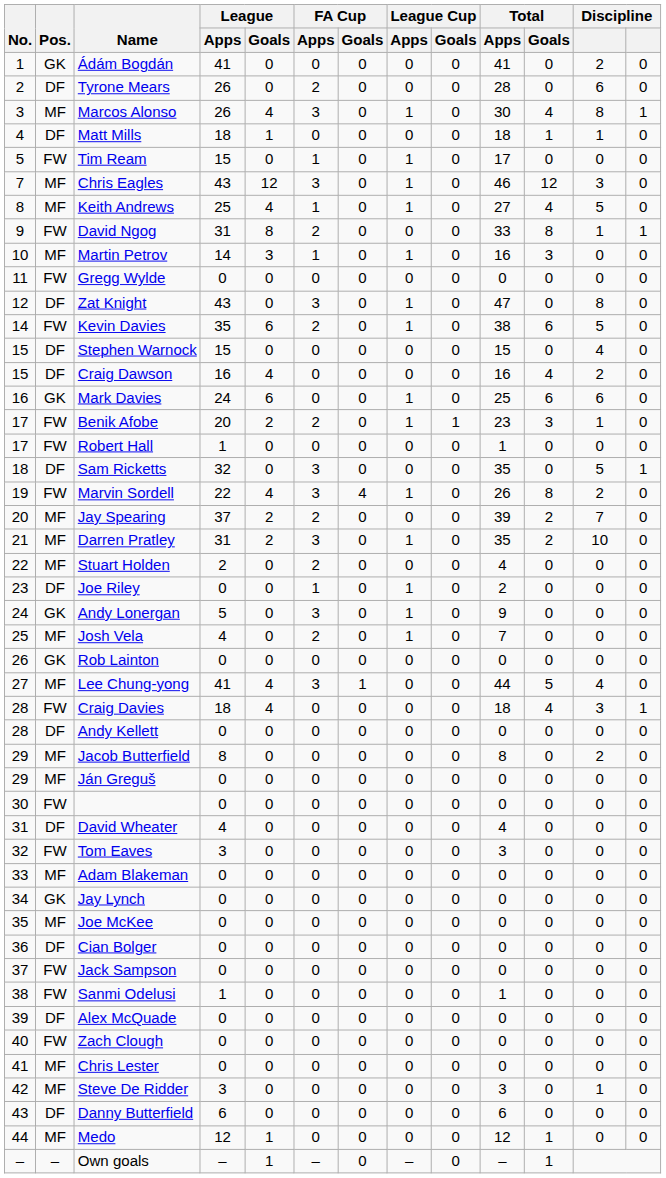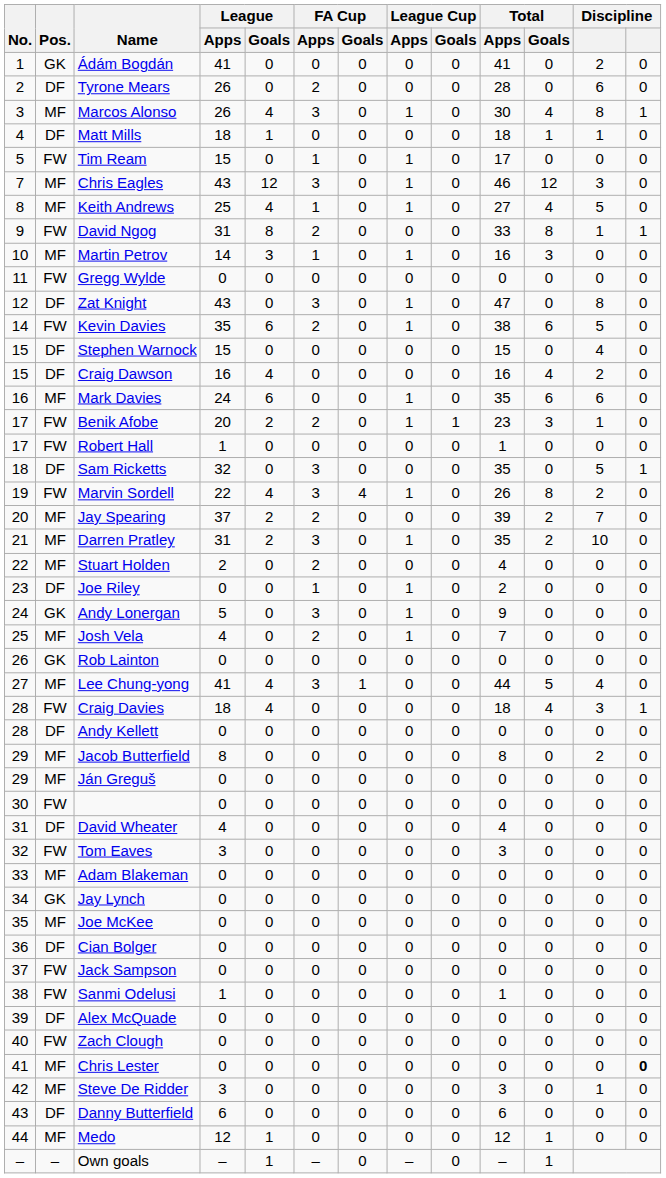(55, 398) GK -> (55, 398) MF
(502, 398) 25 -> (502, 398) 35
(643, 1065) normal -> (643, 1065) bold
